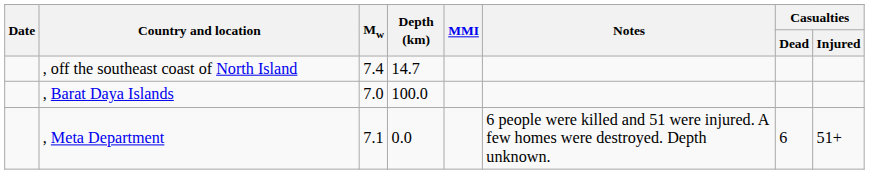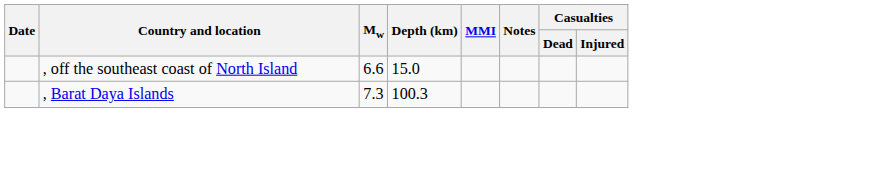(373, 68) 7.4 -> (373, 68) 6.6
(406, 68) 14.7 -> (406, 68) 15.0
(373, 94) 7.0 -> (373, 94) 7.3
(410, 94) 100.0 -> (410, 94) 100.3
- row: (104, 138)
